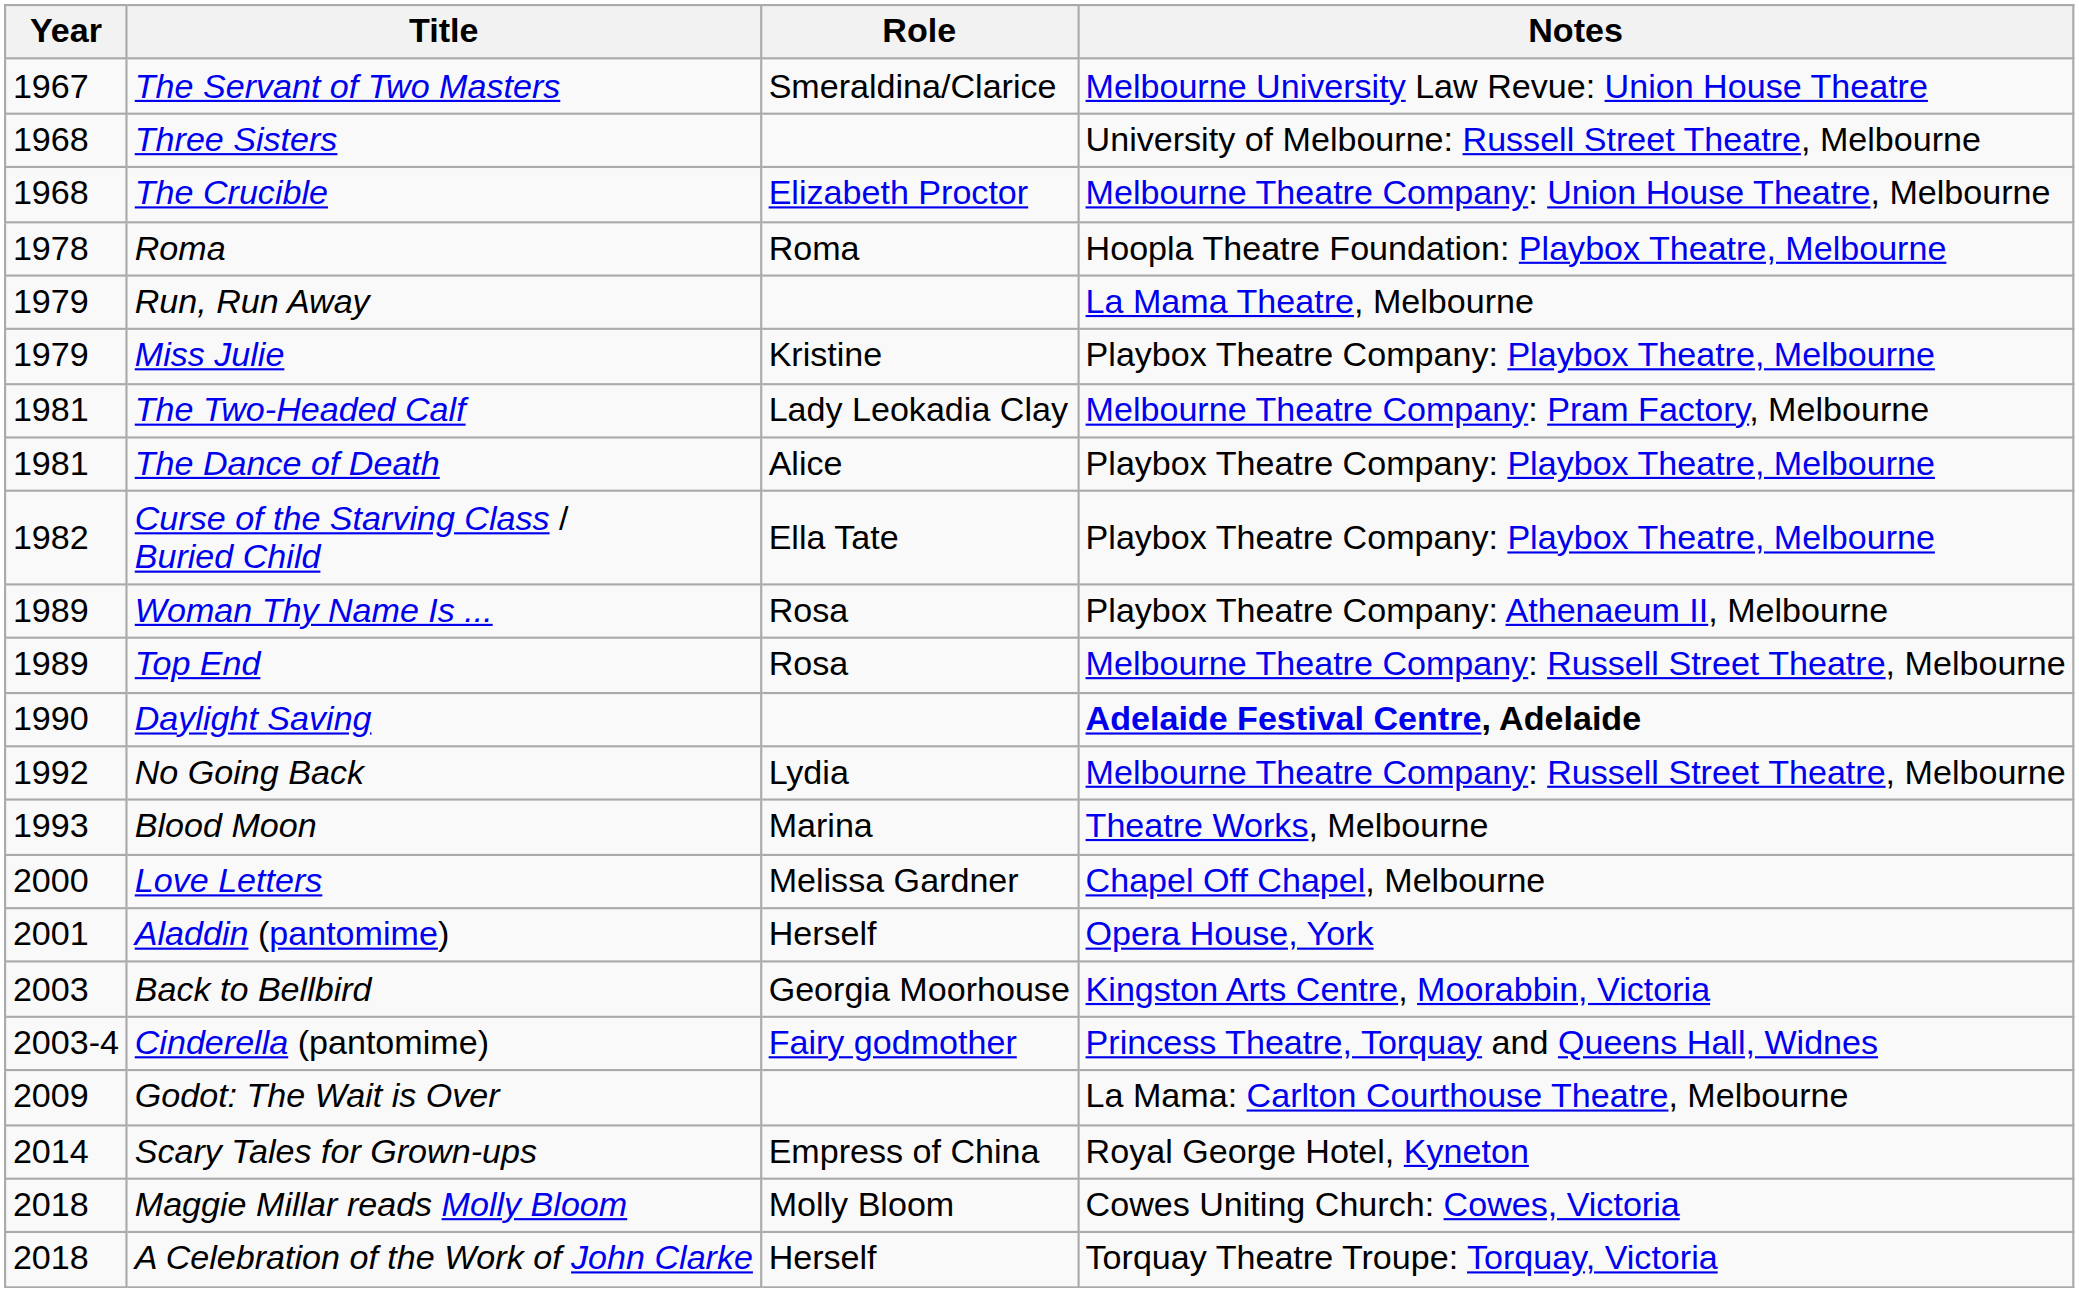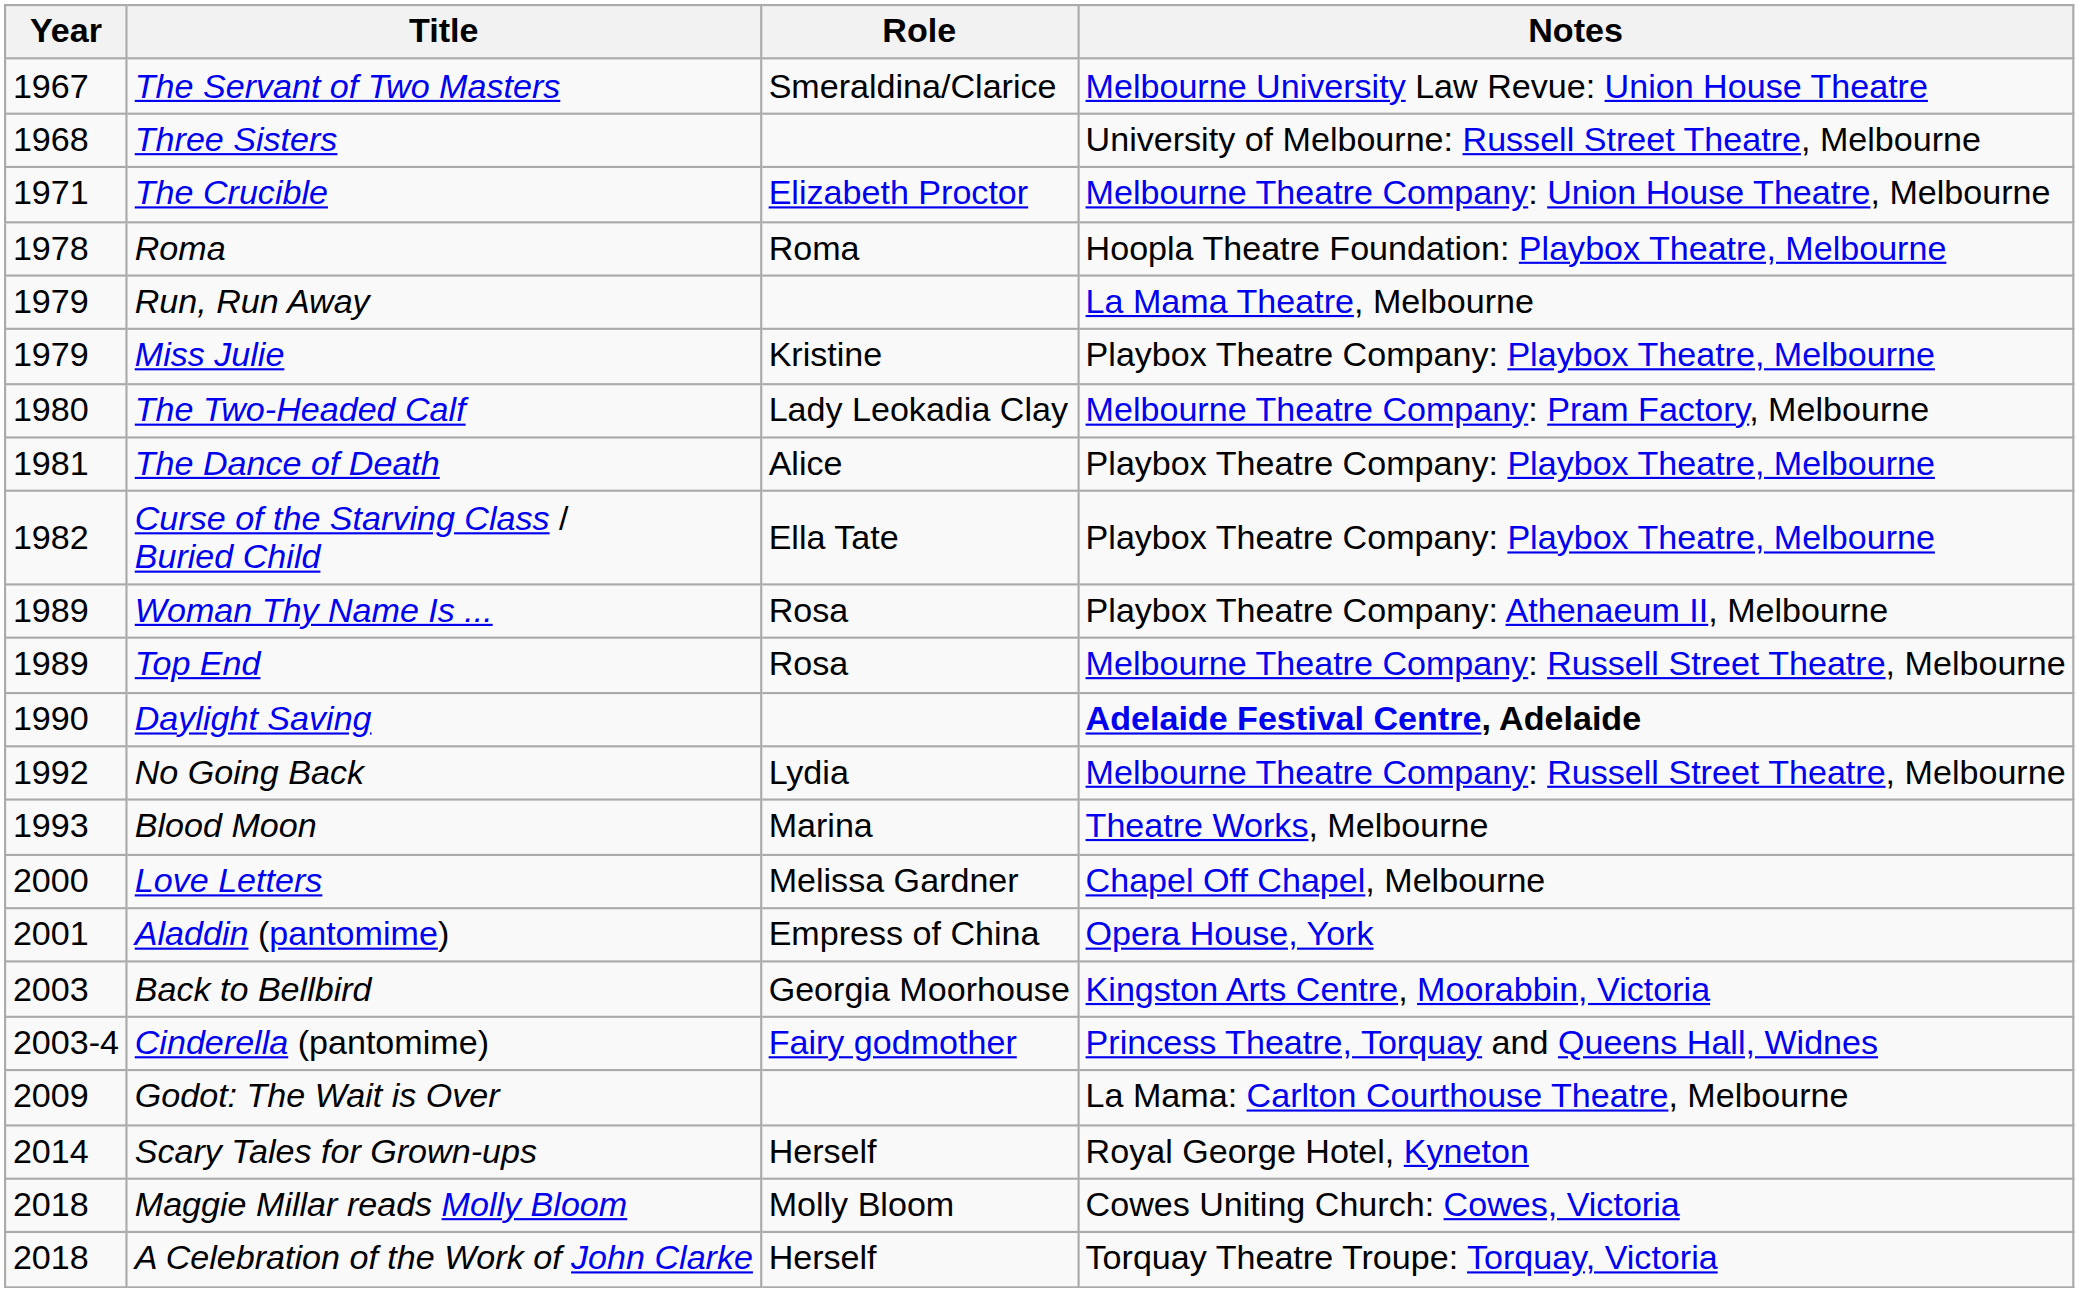(51, 193) 1968 -> (51, 193) 1971
(51, 409) 1981 -> (51, 409) 1980
(823, 934) Herself -> (904, 934) Empress of China
(904, 1150) Empress of China -> (823, 1150) Herself
